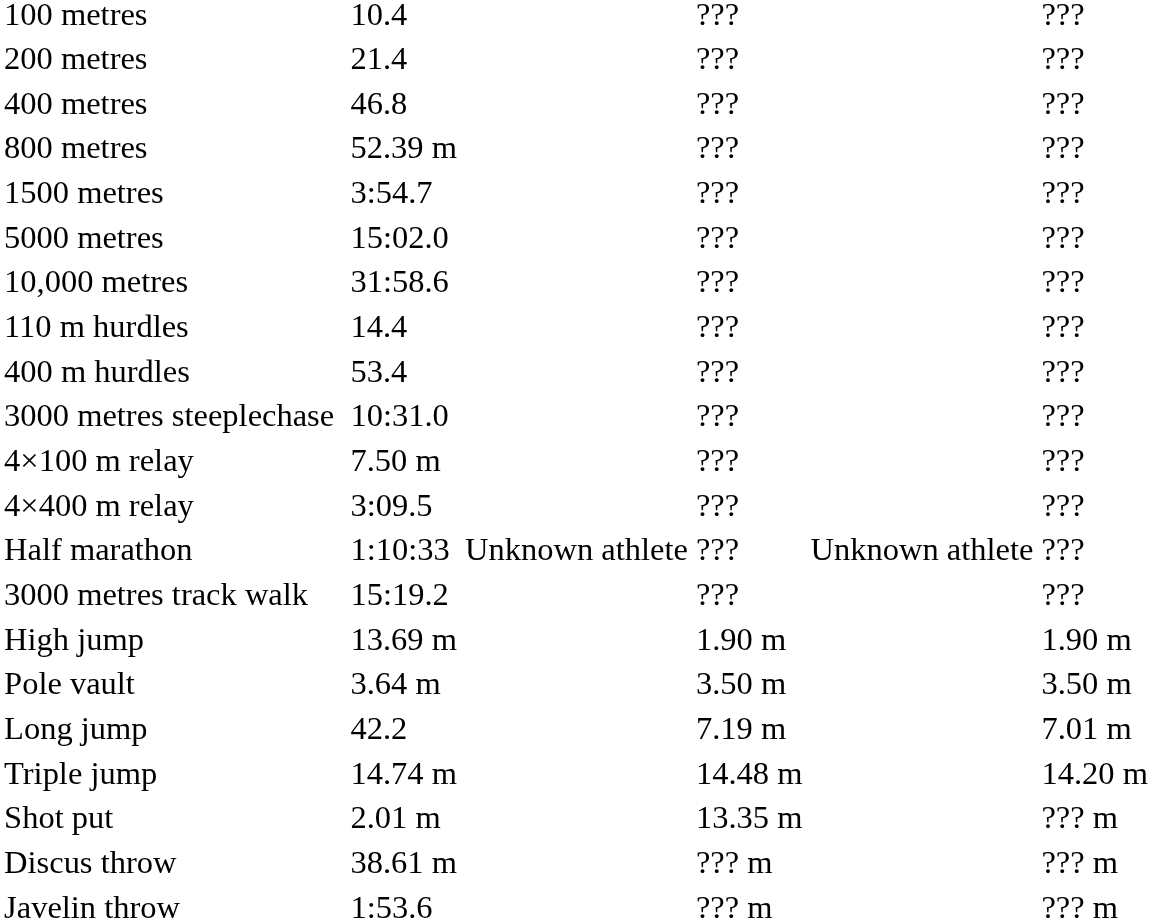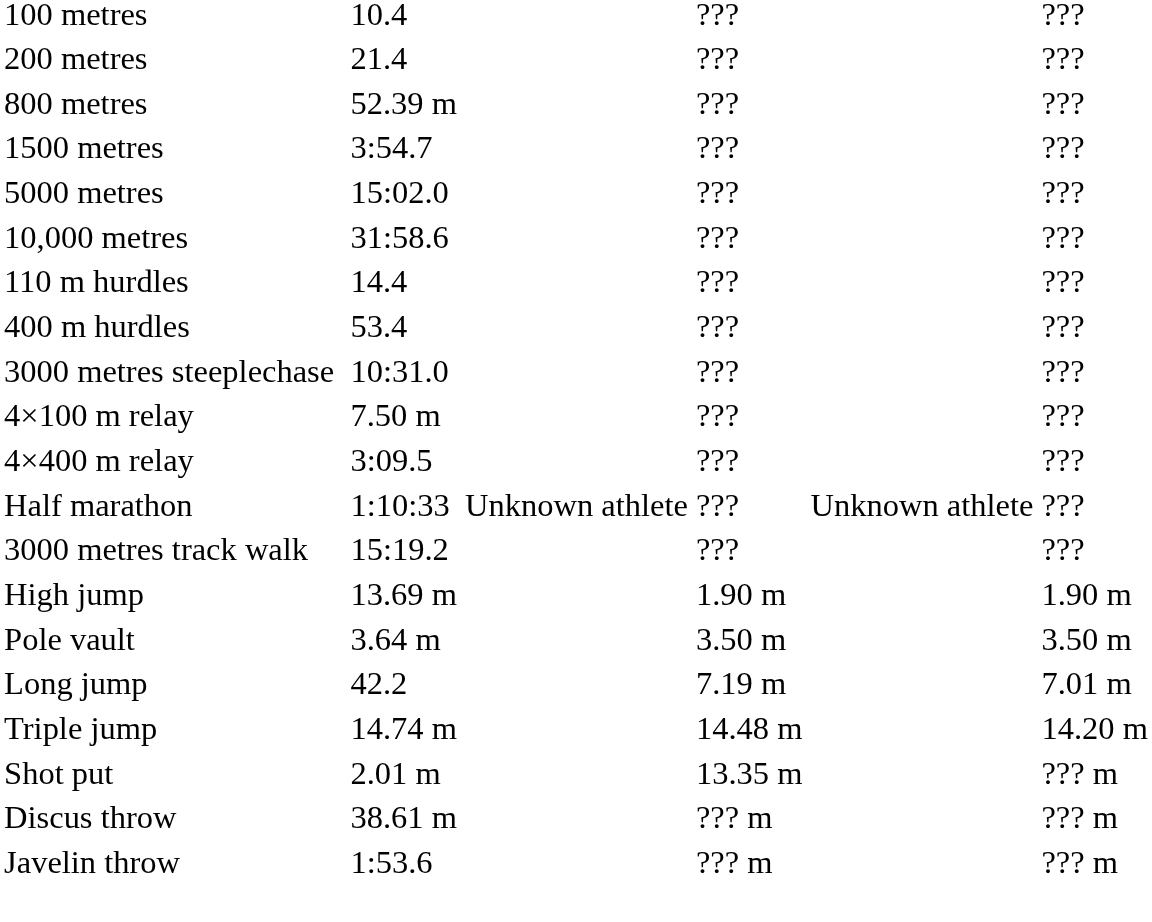- row: (76, 103)
